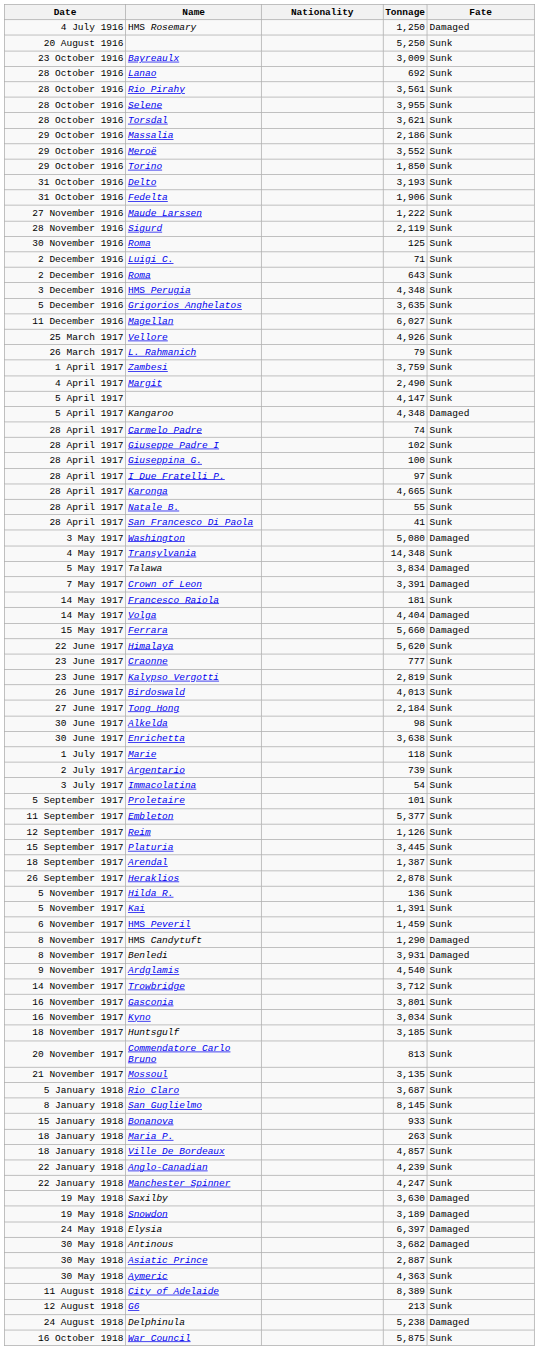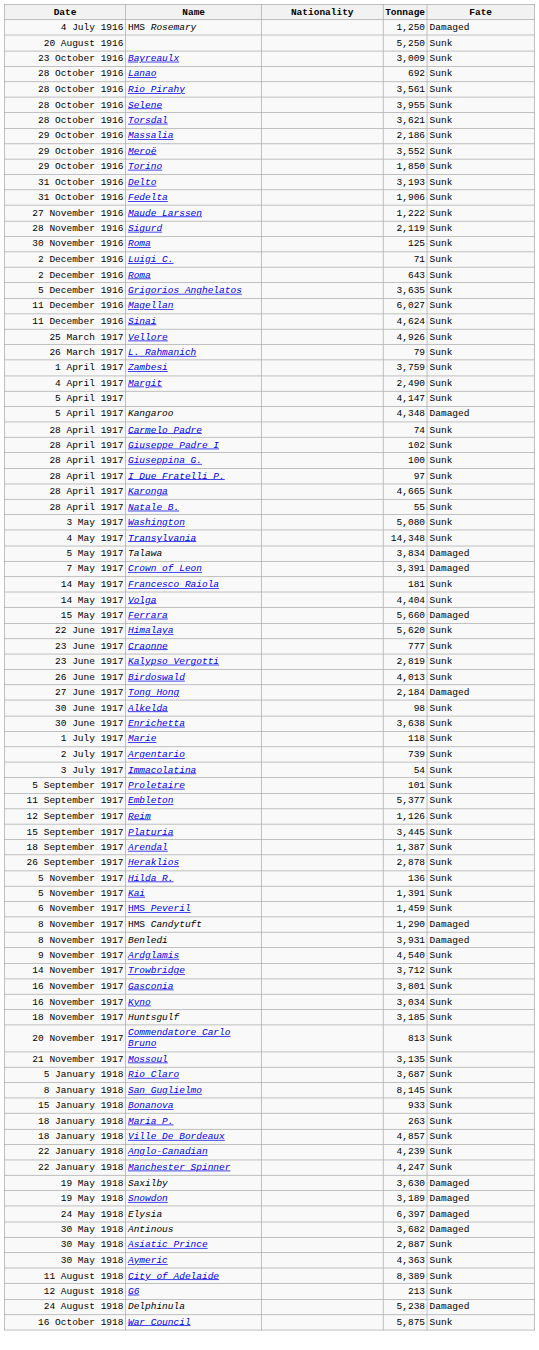- row: (159, 291)
+ row: (142, 321)
- row: (191, 523)
(449, 538) Damaged -> (441, 523) Sunk
(449, 615) Damaged -> (441, 600) Sunk
(441, 708) Sunk -> (449, 693) Damaged
